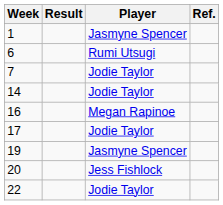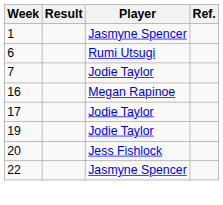- row: (14, 92)
(138, 151) Jasmyne Spencer -> (121, 131) Jodie Taylor
(121, 190) Jodie Taylor -> (138, 170) Jasmyne Spencer
